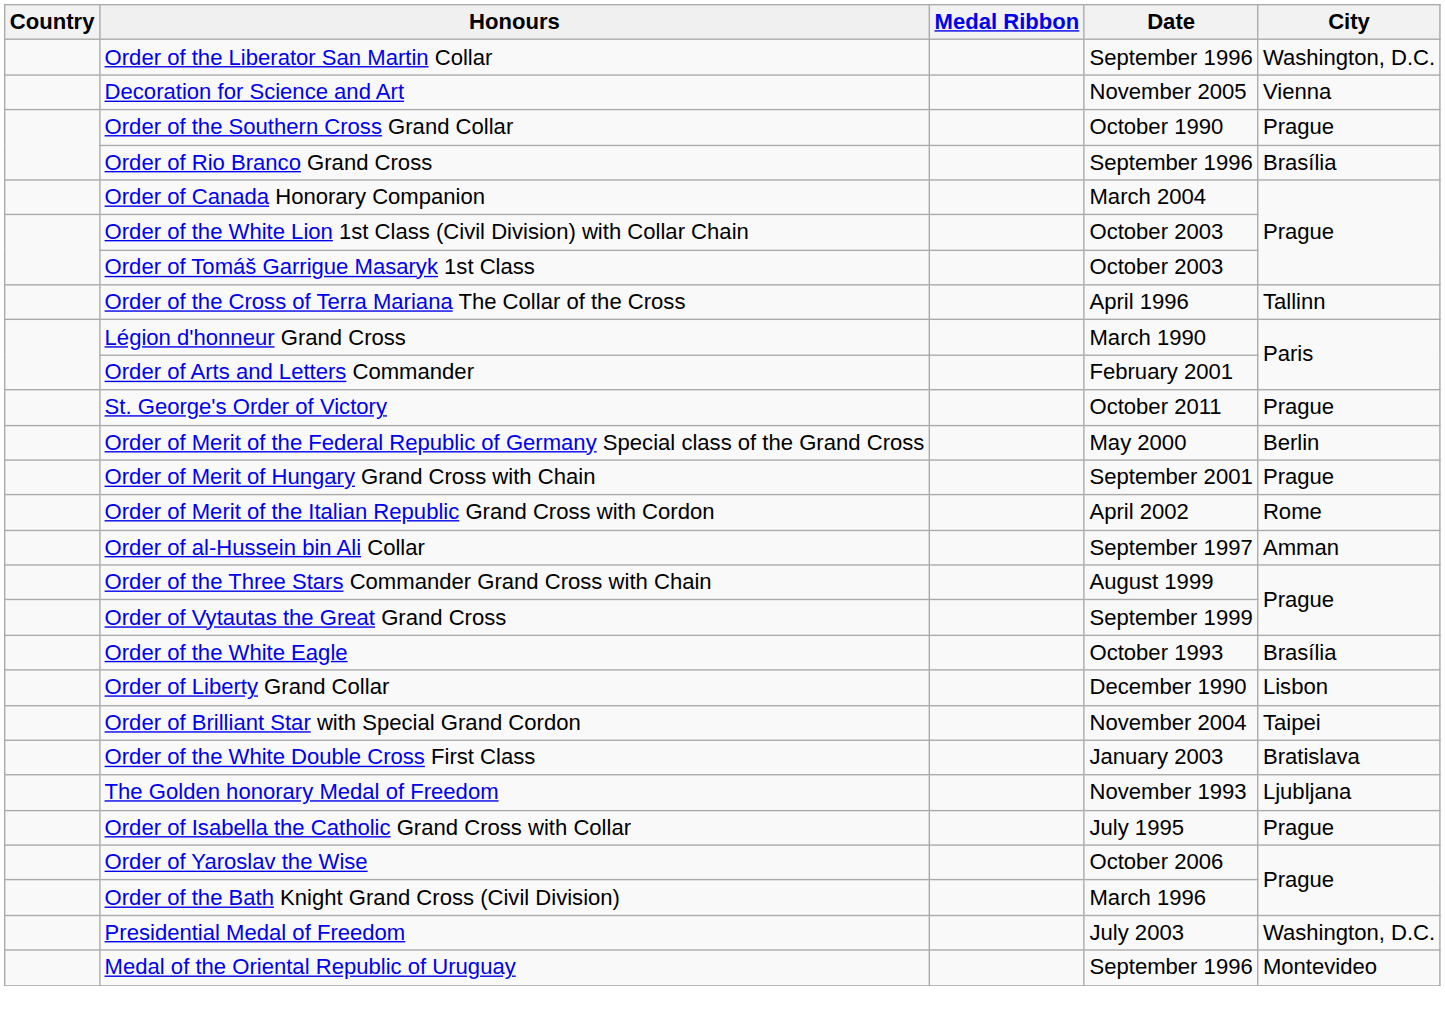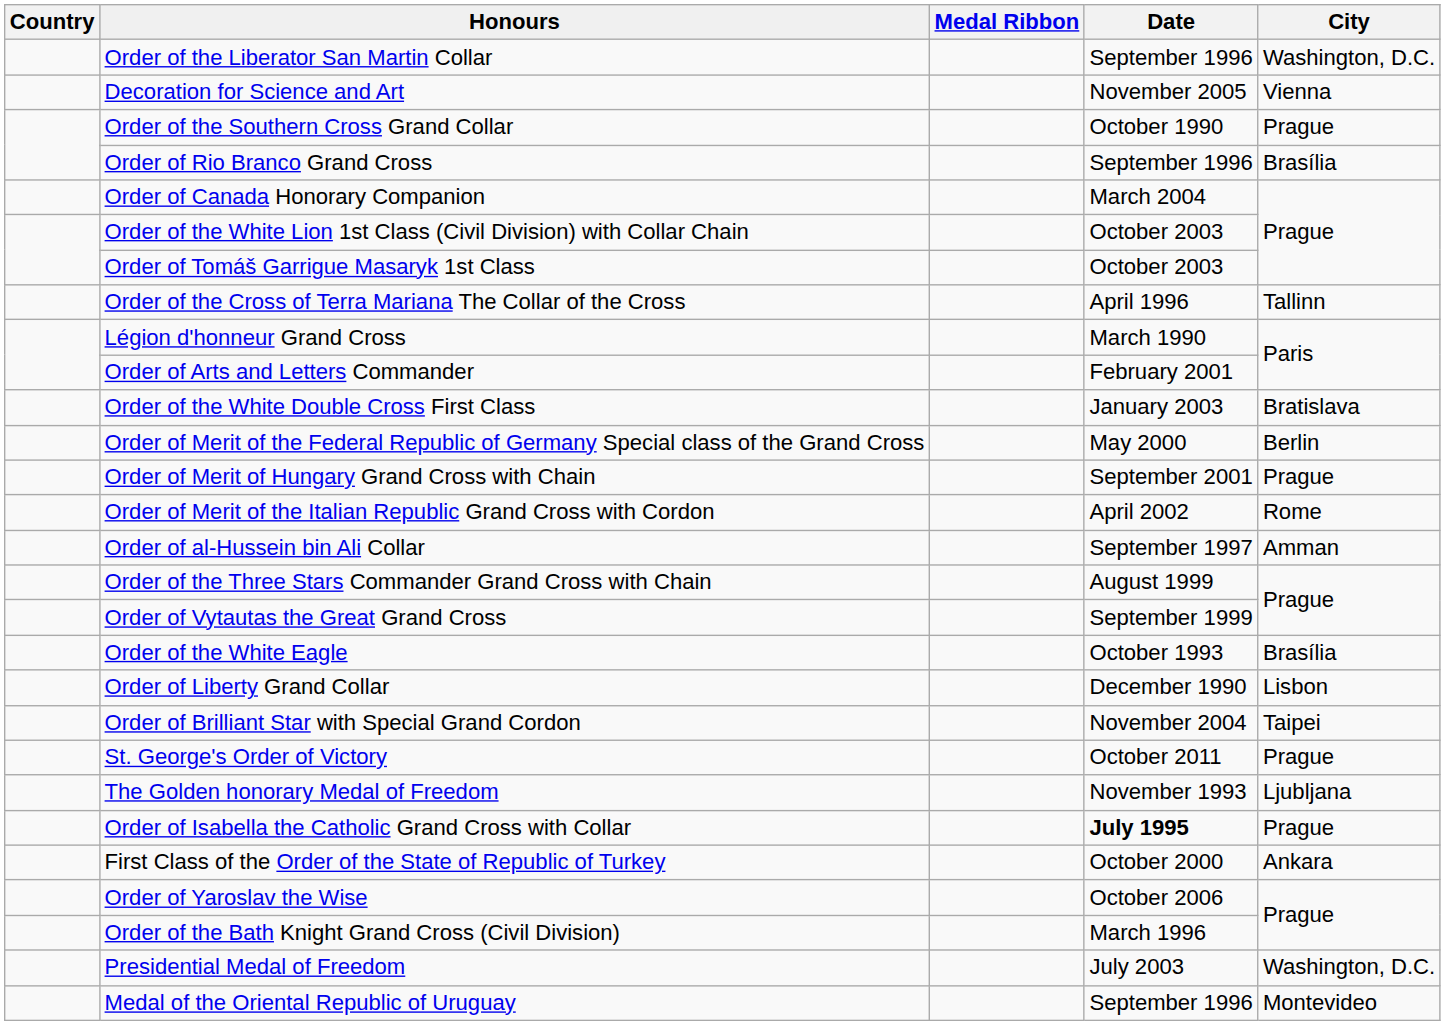rows swapped: (246, 407) <-> (320, 757)
(1137, 827) normal -> (1139, 827) bold
+ row: (385, 862)
